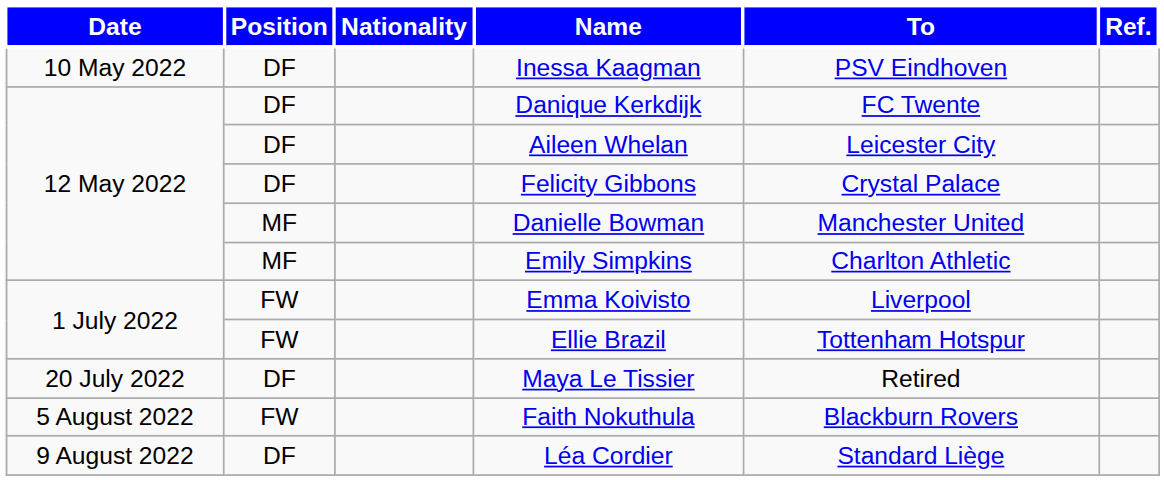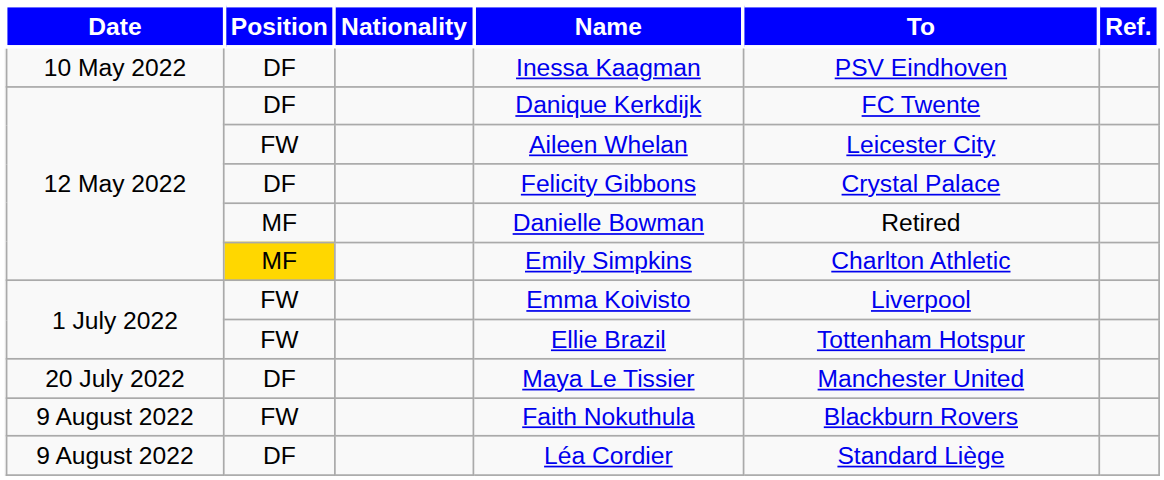(279, 145) DF -> (279, 145) FW
(921, 223) Manchester United -> (921, 223) Retired
(279, 262) no background -> (279, 262) gold background
(921, 378) Retired -> (921, 378) Manchester United
(115, 417) 5 August 2022 -> (115, 417) 9 August 2022
